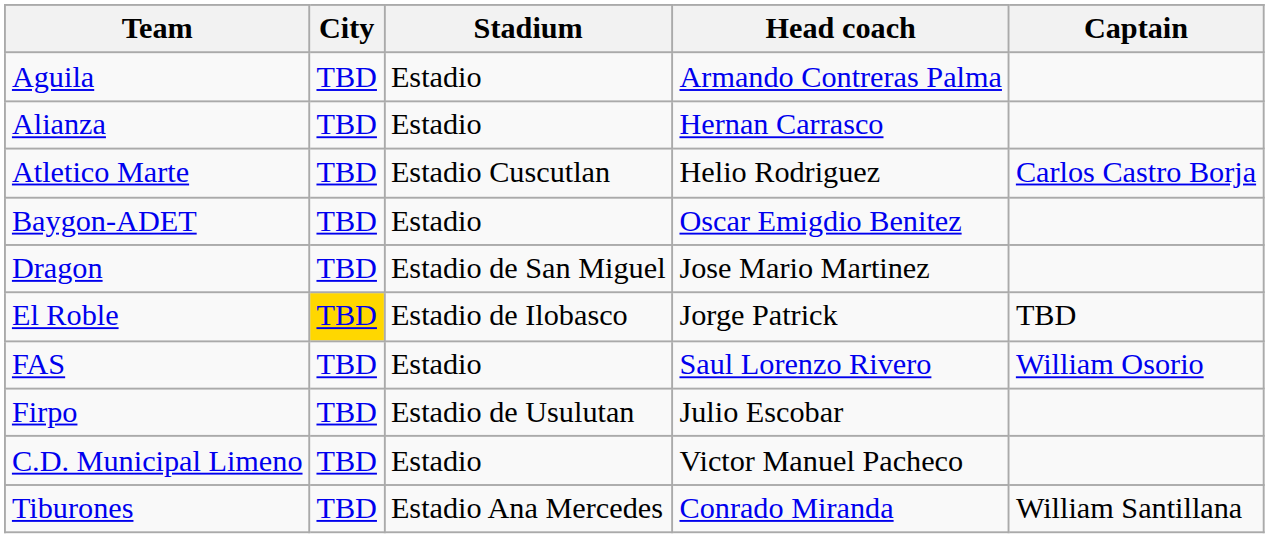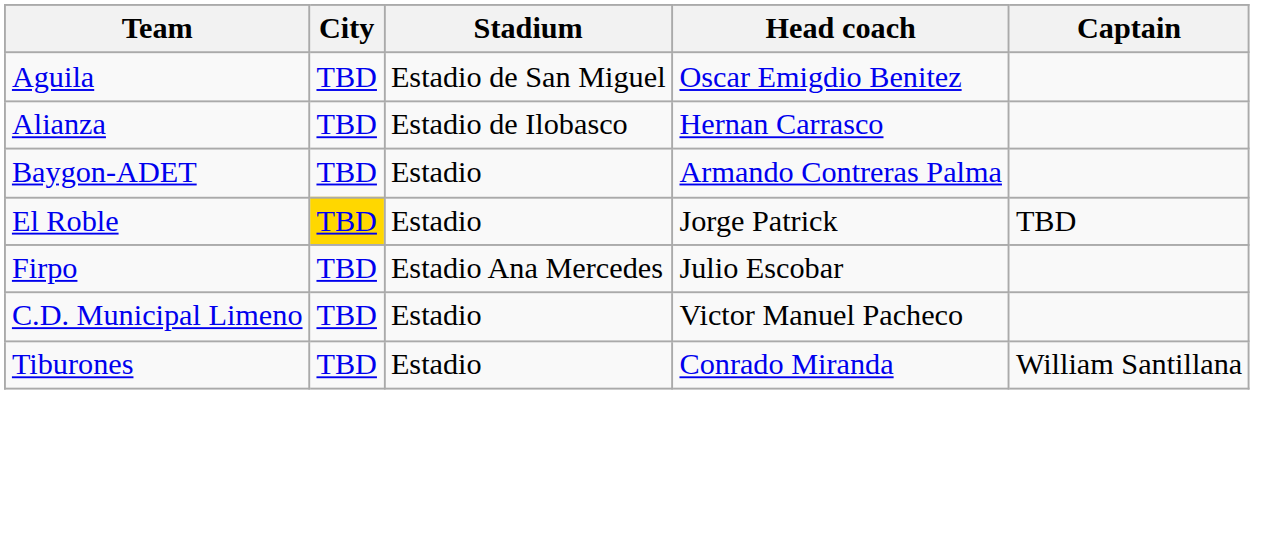(436, 76) Estadio -> (528, 76) Estadio de San Miguel
(841, 76) Armando Contreras Palma -> (821, 76) Oscar Emigdio Benitez
(436, 124) Estadio -> (509, 124) Estadio de Ilobasco
- row: (101, 172)
(821, 220) Oscar Emigdio Benitez -> (841, 172) Armando Contreras Palma
- row: (57, 268)
(509, 316) Estadio de Ilobasco -> (436, 220) Estadio
- row: (39, 364)
(513, 412) Estadio de Usulutan -> (527, 268) Estadio Ana Mercedes
(527, 508) Estadio Ana Mercedes -> (436, 364) Estadio
